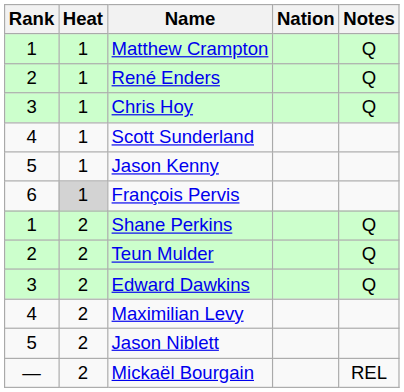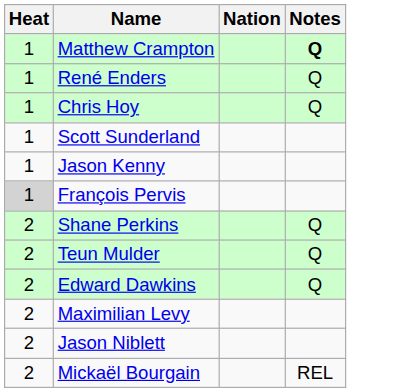- column: (32, 19)
(369, 48) normal -> (315, 48) bold
